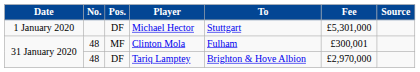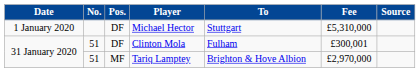(349, 28) £5,301,000 -> (349, 28) £5,310,000
(94, 43) 48 -> (94, 43) 51
(117, 43) MF -> (117, 43) DF
(94, 59) 48 -> (94, 59) 51
(117, 59) DF -> (117, 59) MF
